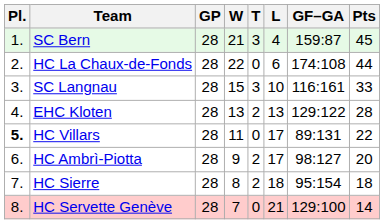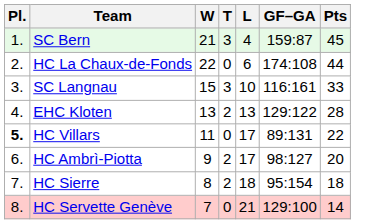- column: (210, 16)
